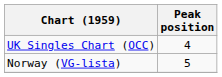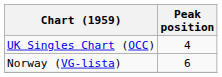(187, 63) 5 -> (187, 63) 6
